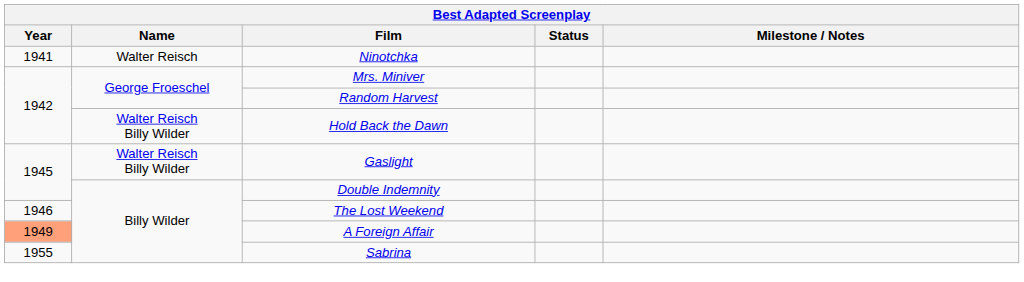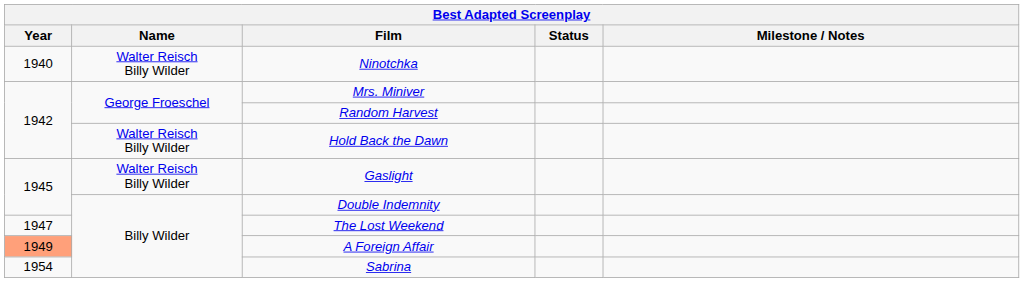(38, 56) 1941 -> (38, 63) 1940
(157, 56) Walter Reisch -> (157, 63) Walter Reisch Billy Wilder
(38, 210) 1946 -> (38, 225) 1947
(38, 252) 1955 -> (38, 267) 1954
